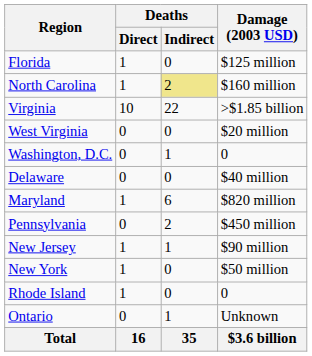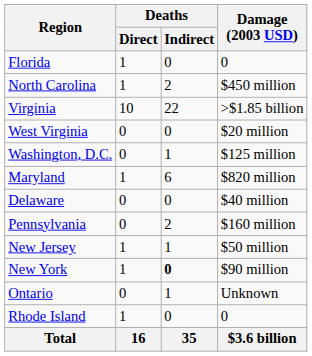(258, 62) $125 million -> (224, 62) 0
(168, 85) khaki background -> (168, 85) no background
(258, 85) $160 million -> (258, 85) $450 million
(224, 154) 0 -> (258, 154) $125 million
rows swapped: (37, 200) <-> (36, 177)
(258, 223) $450 million -> (258, 223) $160 million
(255, 246) $90 million -> (255, 246) $50 million
(168, 270) normal -> (168, 270) bold
(255, 270) $50 million -> (255, 270) $90 million
rows swapped: (47, 293) <-> (31, 316)
